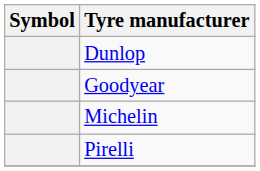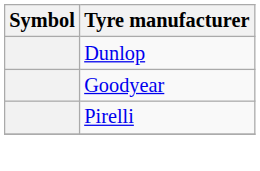- row: (121, 117)
